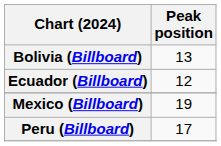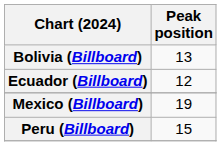(184, 128) 17 -> (184, 128) 15
